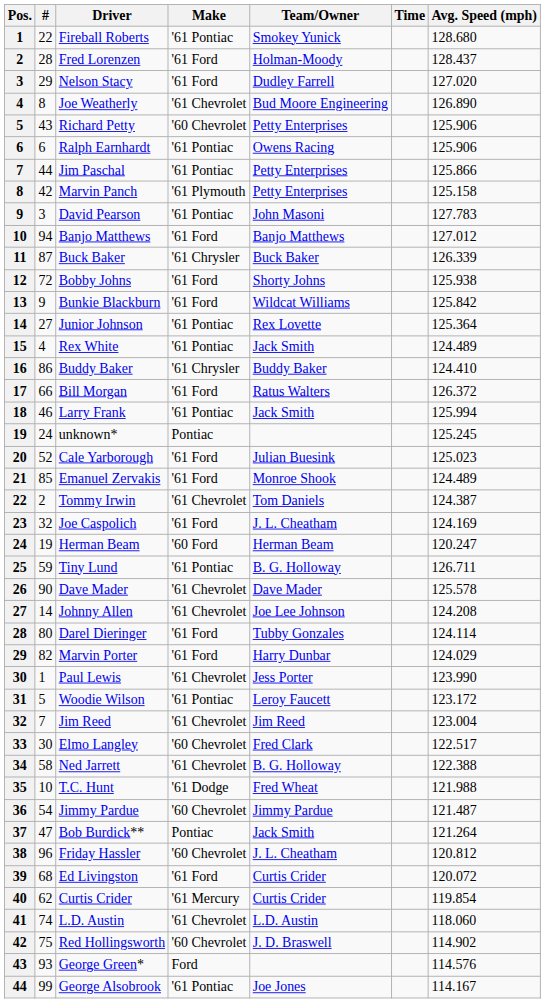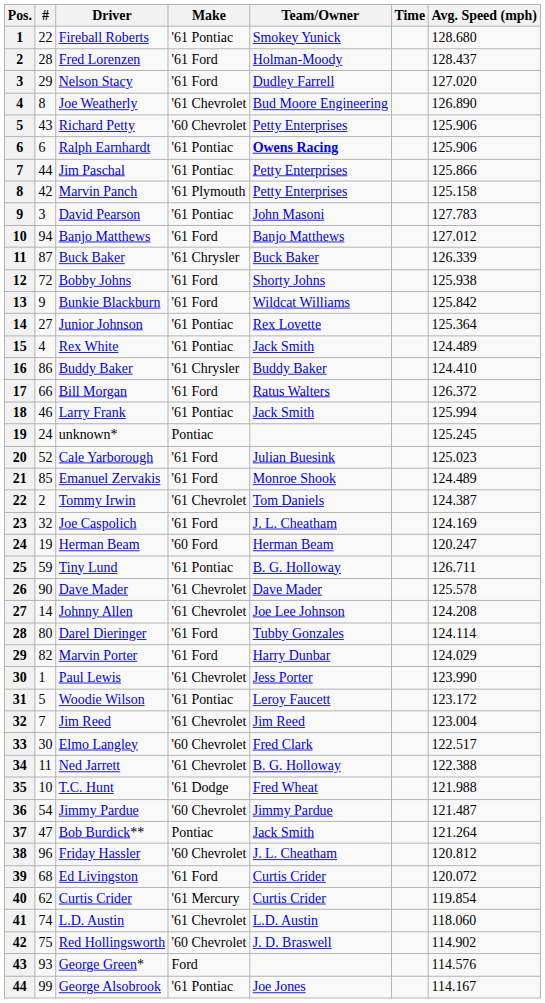(294, 147) normal -> (295, 147) bold
(45, 766) 58 -> (45, 766) 11
